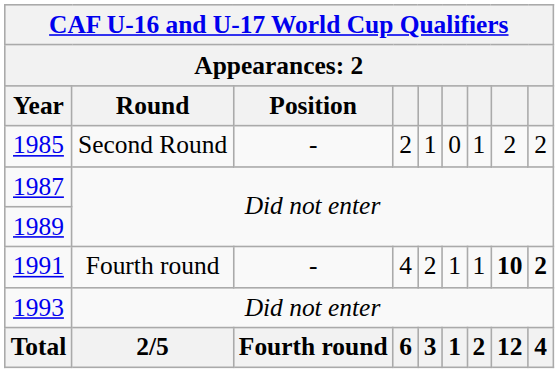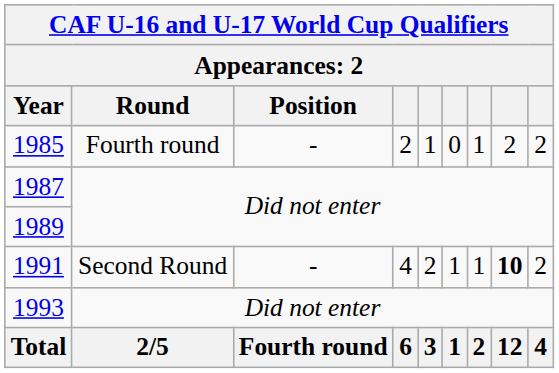(153, 145) Second Round -> (153, 145) Fourth round
(153, 266) Fourth round -> (153, 266) Second Round
(541, 266) bold -> (541, 266) normal
